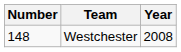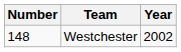(158, 36) 2008 -> (158, 36) 2002
